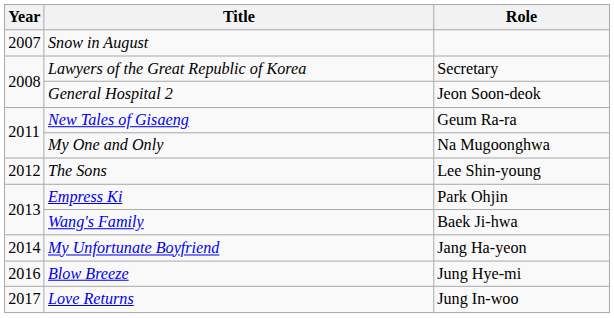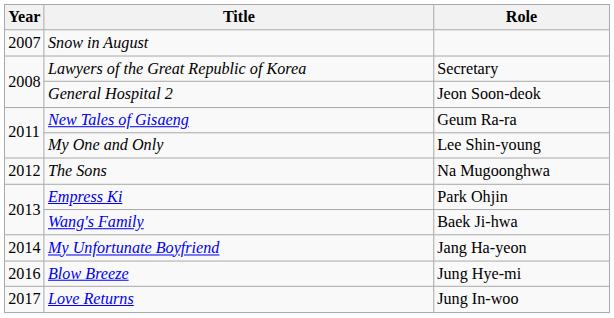(494, 145) Na Mugoonghwa -> (489, 145) Lee Shin-young
(489, 171) Lee Shin-young -> (494, 171) Na Mugoonghwa
